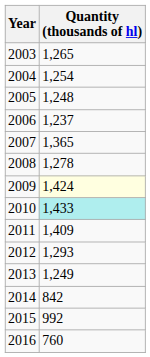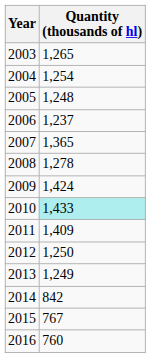(58, 186) lightyellow background -> (58, 186) no background
(58, 252) 1,293 -> (58, 252) 1,250
(53, 319) 992 -> (53, 319) 767
